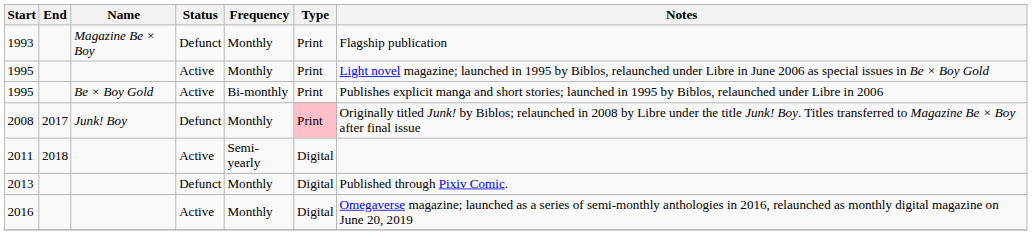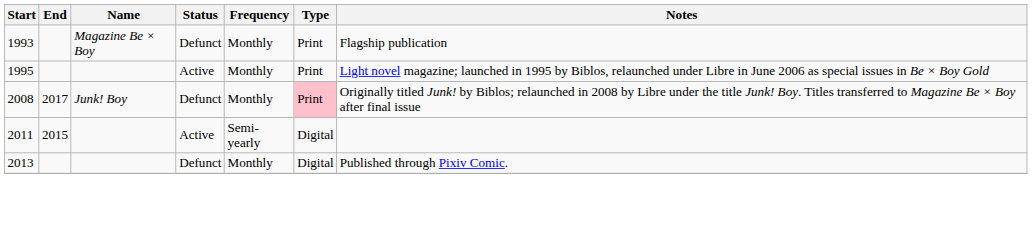- row: (21, 92)
(55, 155) 2018 -> (55, 135) 2015
- row: (21, 212)
